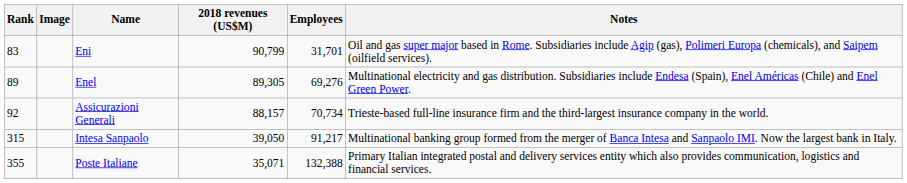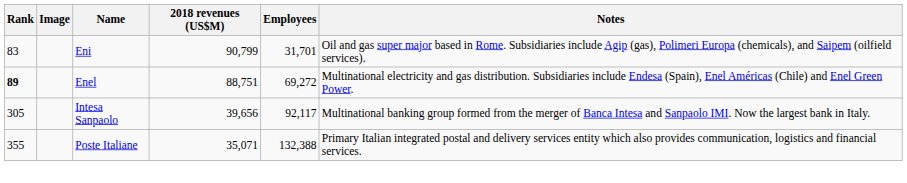(13, 82) normal -> (13, 82) bold
(269, 82) 89,305 -> (242, 82) 88,751
(327, 82) 69,276 -> (301, 82) 69,272
- row: (107, 113)
(16, 138) 315 -> (16, 113) 305
(269, 138) 39,050 -> (242, 113) 39,656
(327, 138) 91,217 -> (301, 113) 92,117
